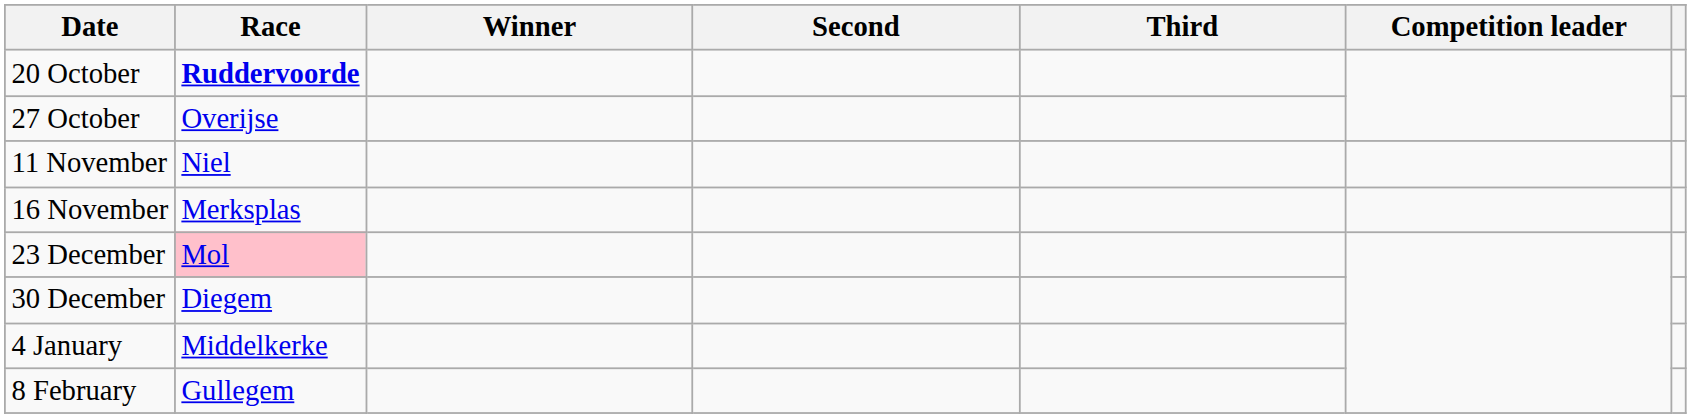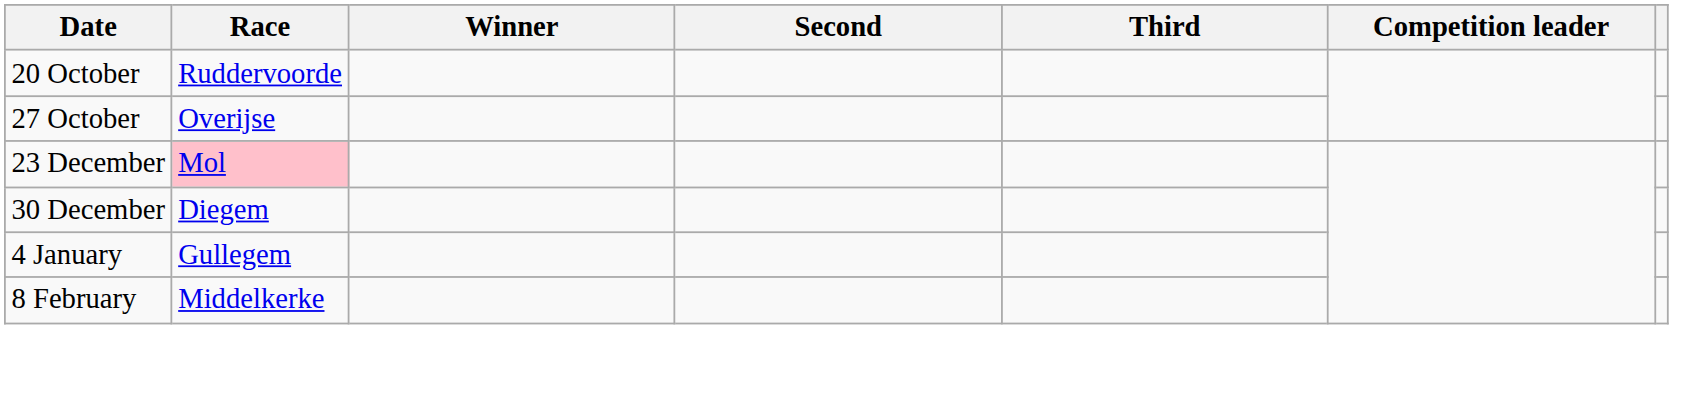(270, 72) bold -> (260, 72) normal
- row: (89, 163)
- row: (90, 208)
(255, 345) Middelkerke -> (235, 254) Gullegem
(238, 390) Gullegem -> (251, 299) Middelkerke
